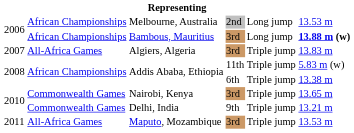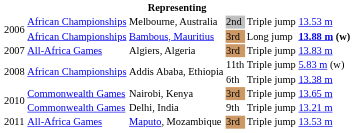(270, 22) Long jump -> (271, 22) Triple jump
